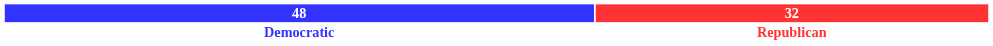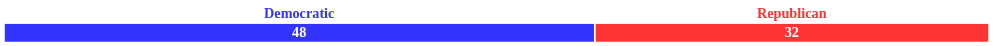rows swapped: (299, 13) <-> (299, 32)
